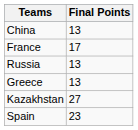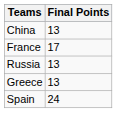- row: (35, 99)
(75, 116) 23 -> (54, 99) 24
